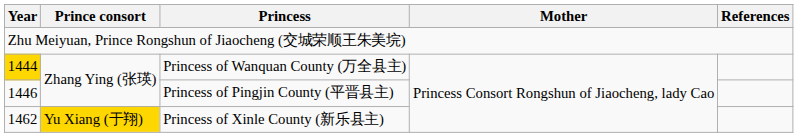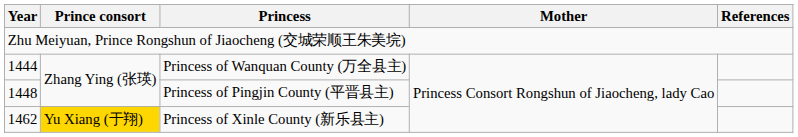(23, 67) gold background -> (23, 67) no background
(23, 93) 1446 -> (23, 93) 1448
